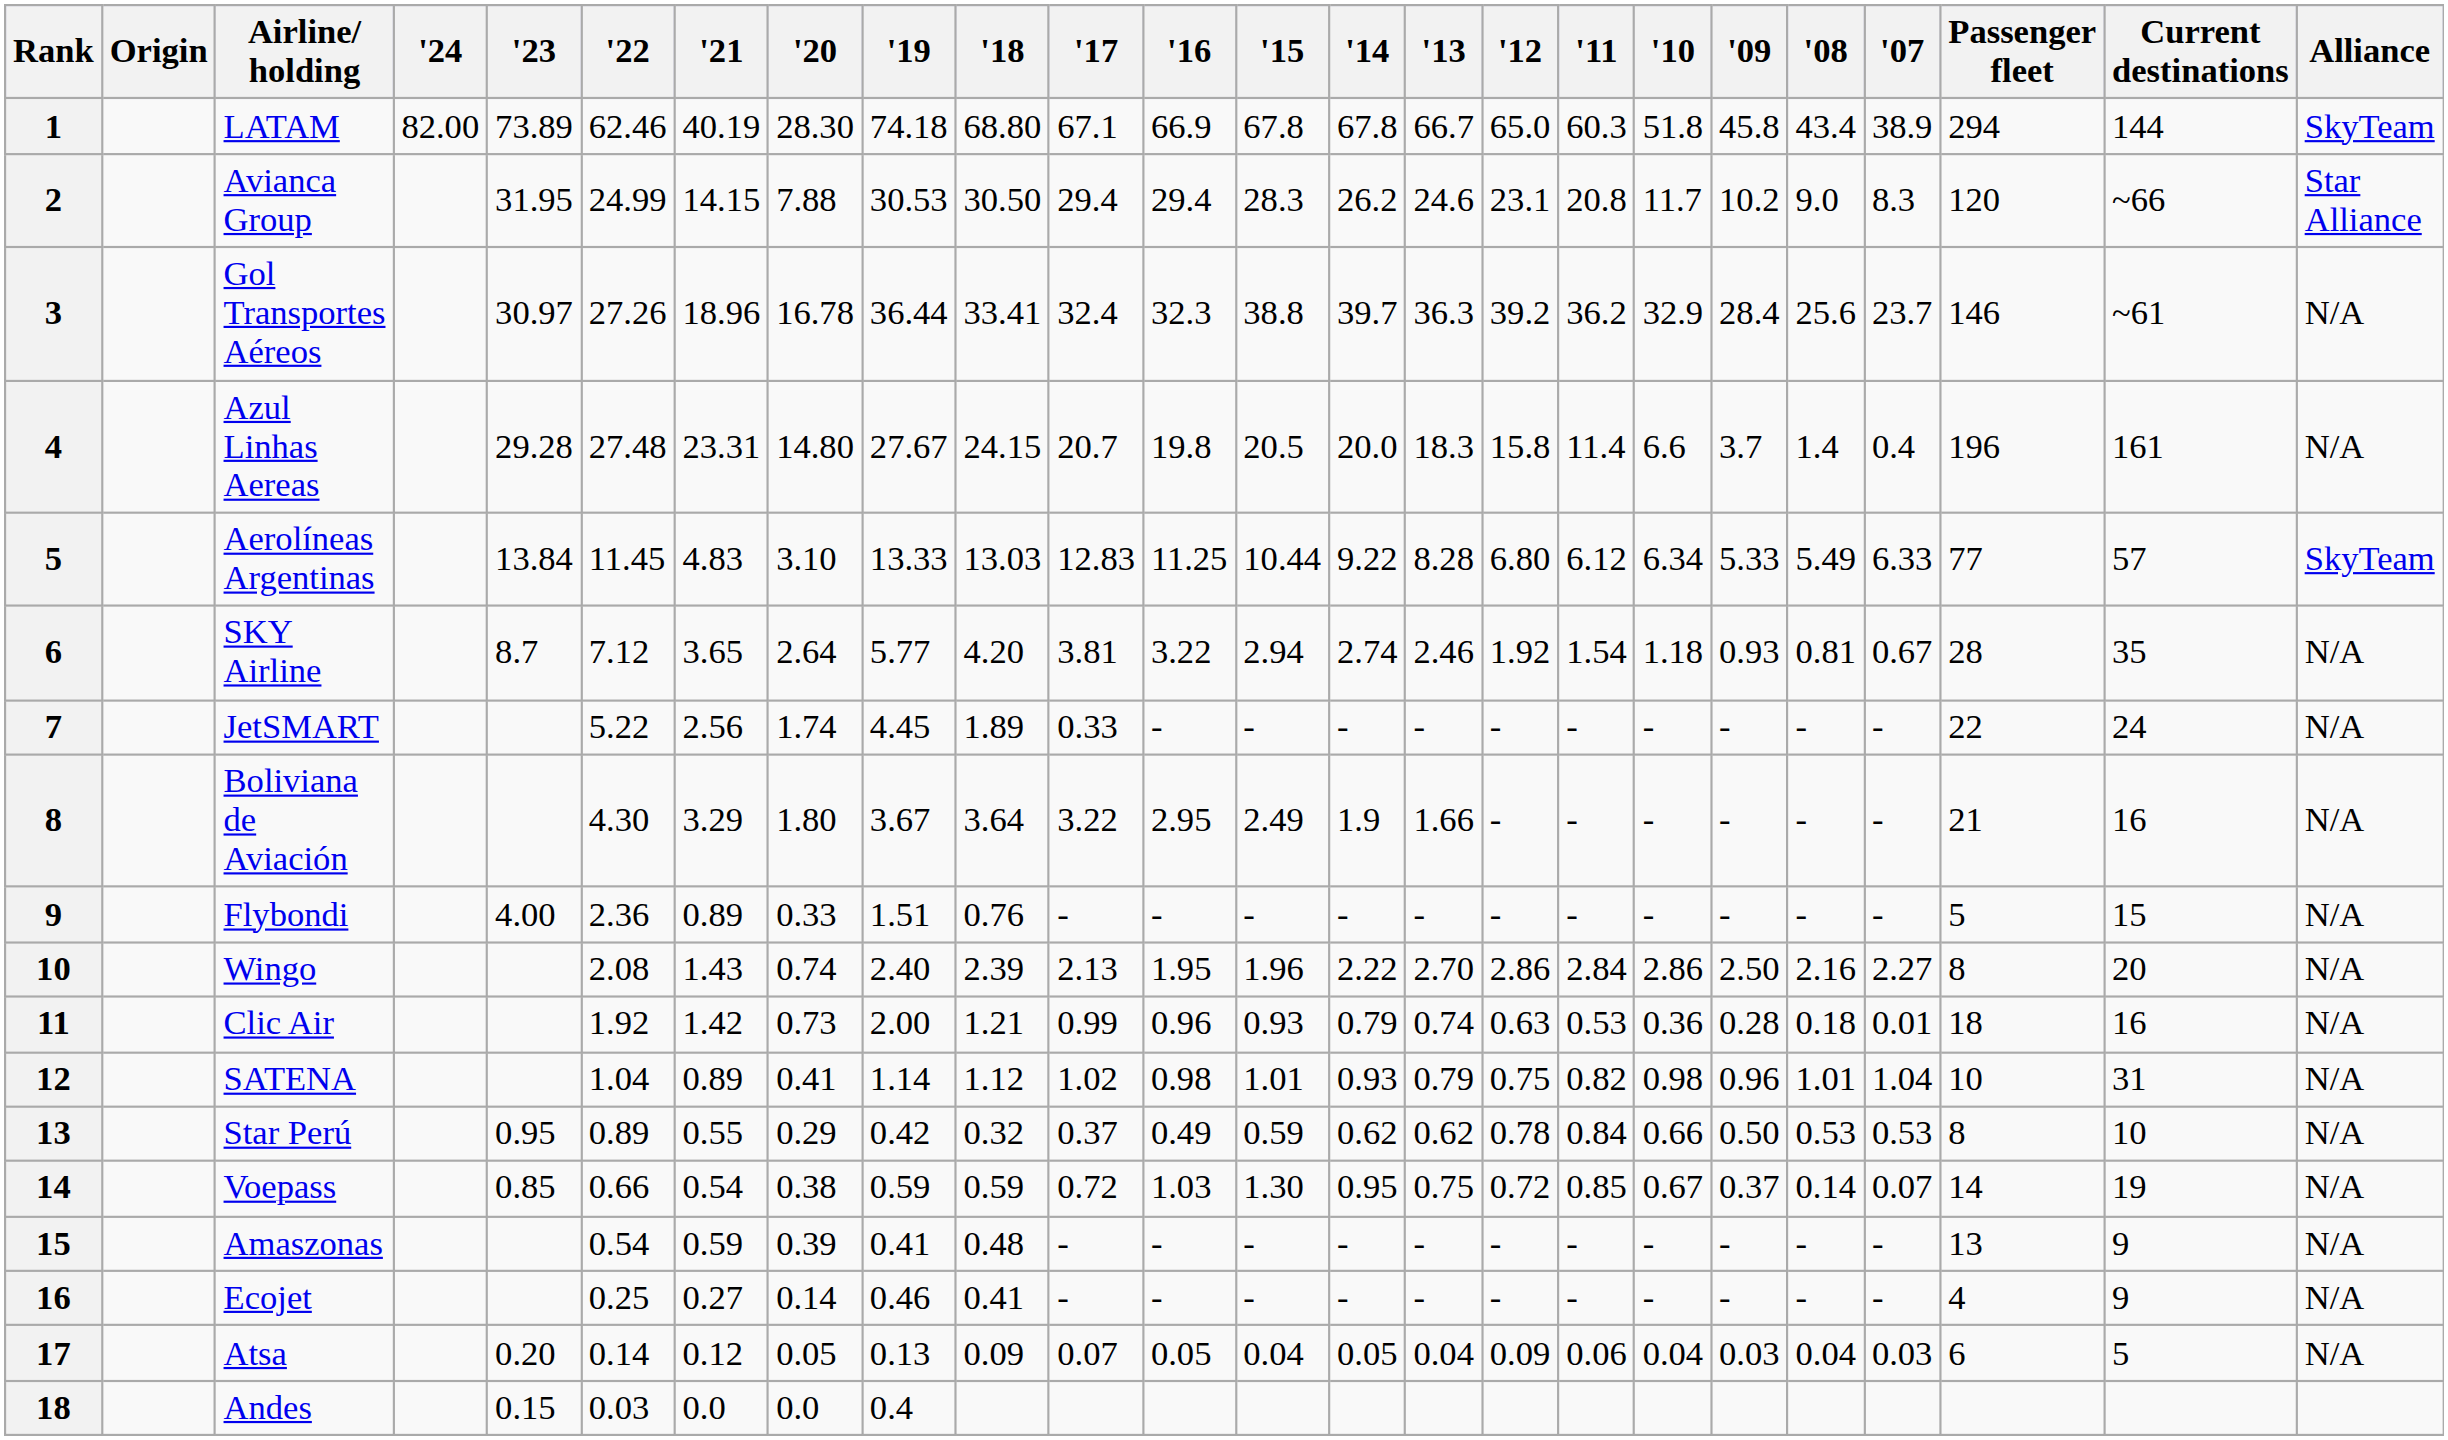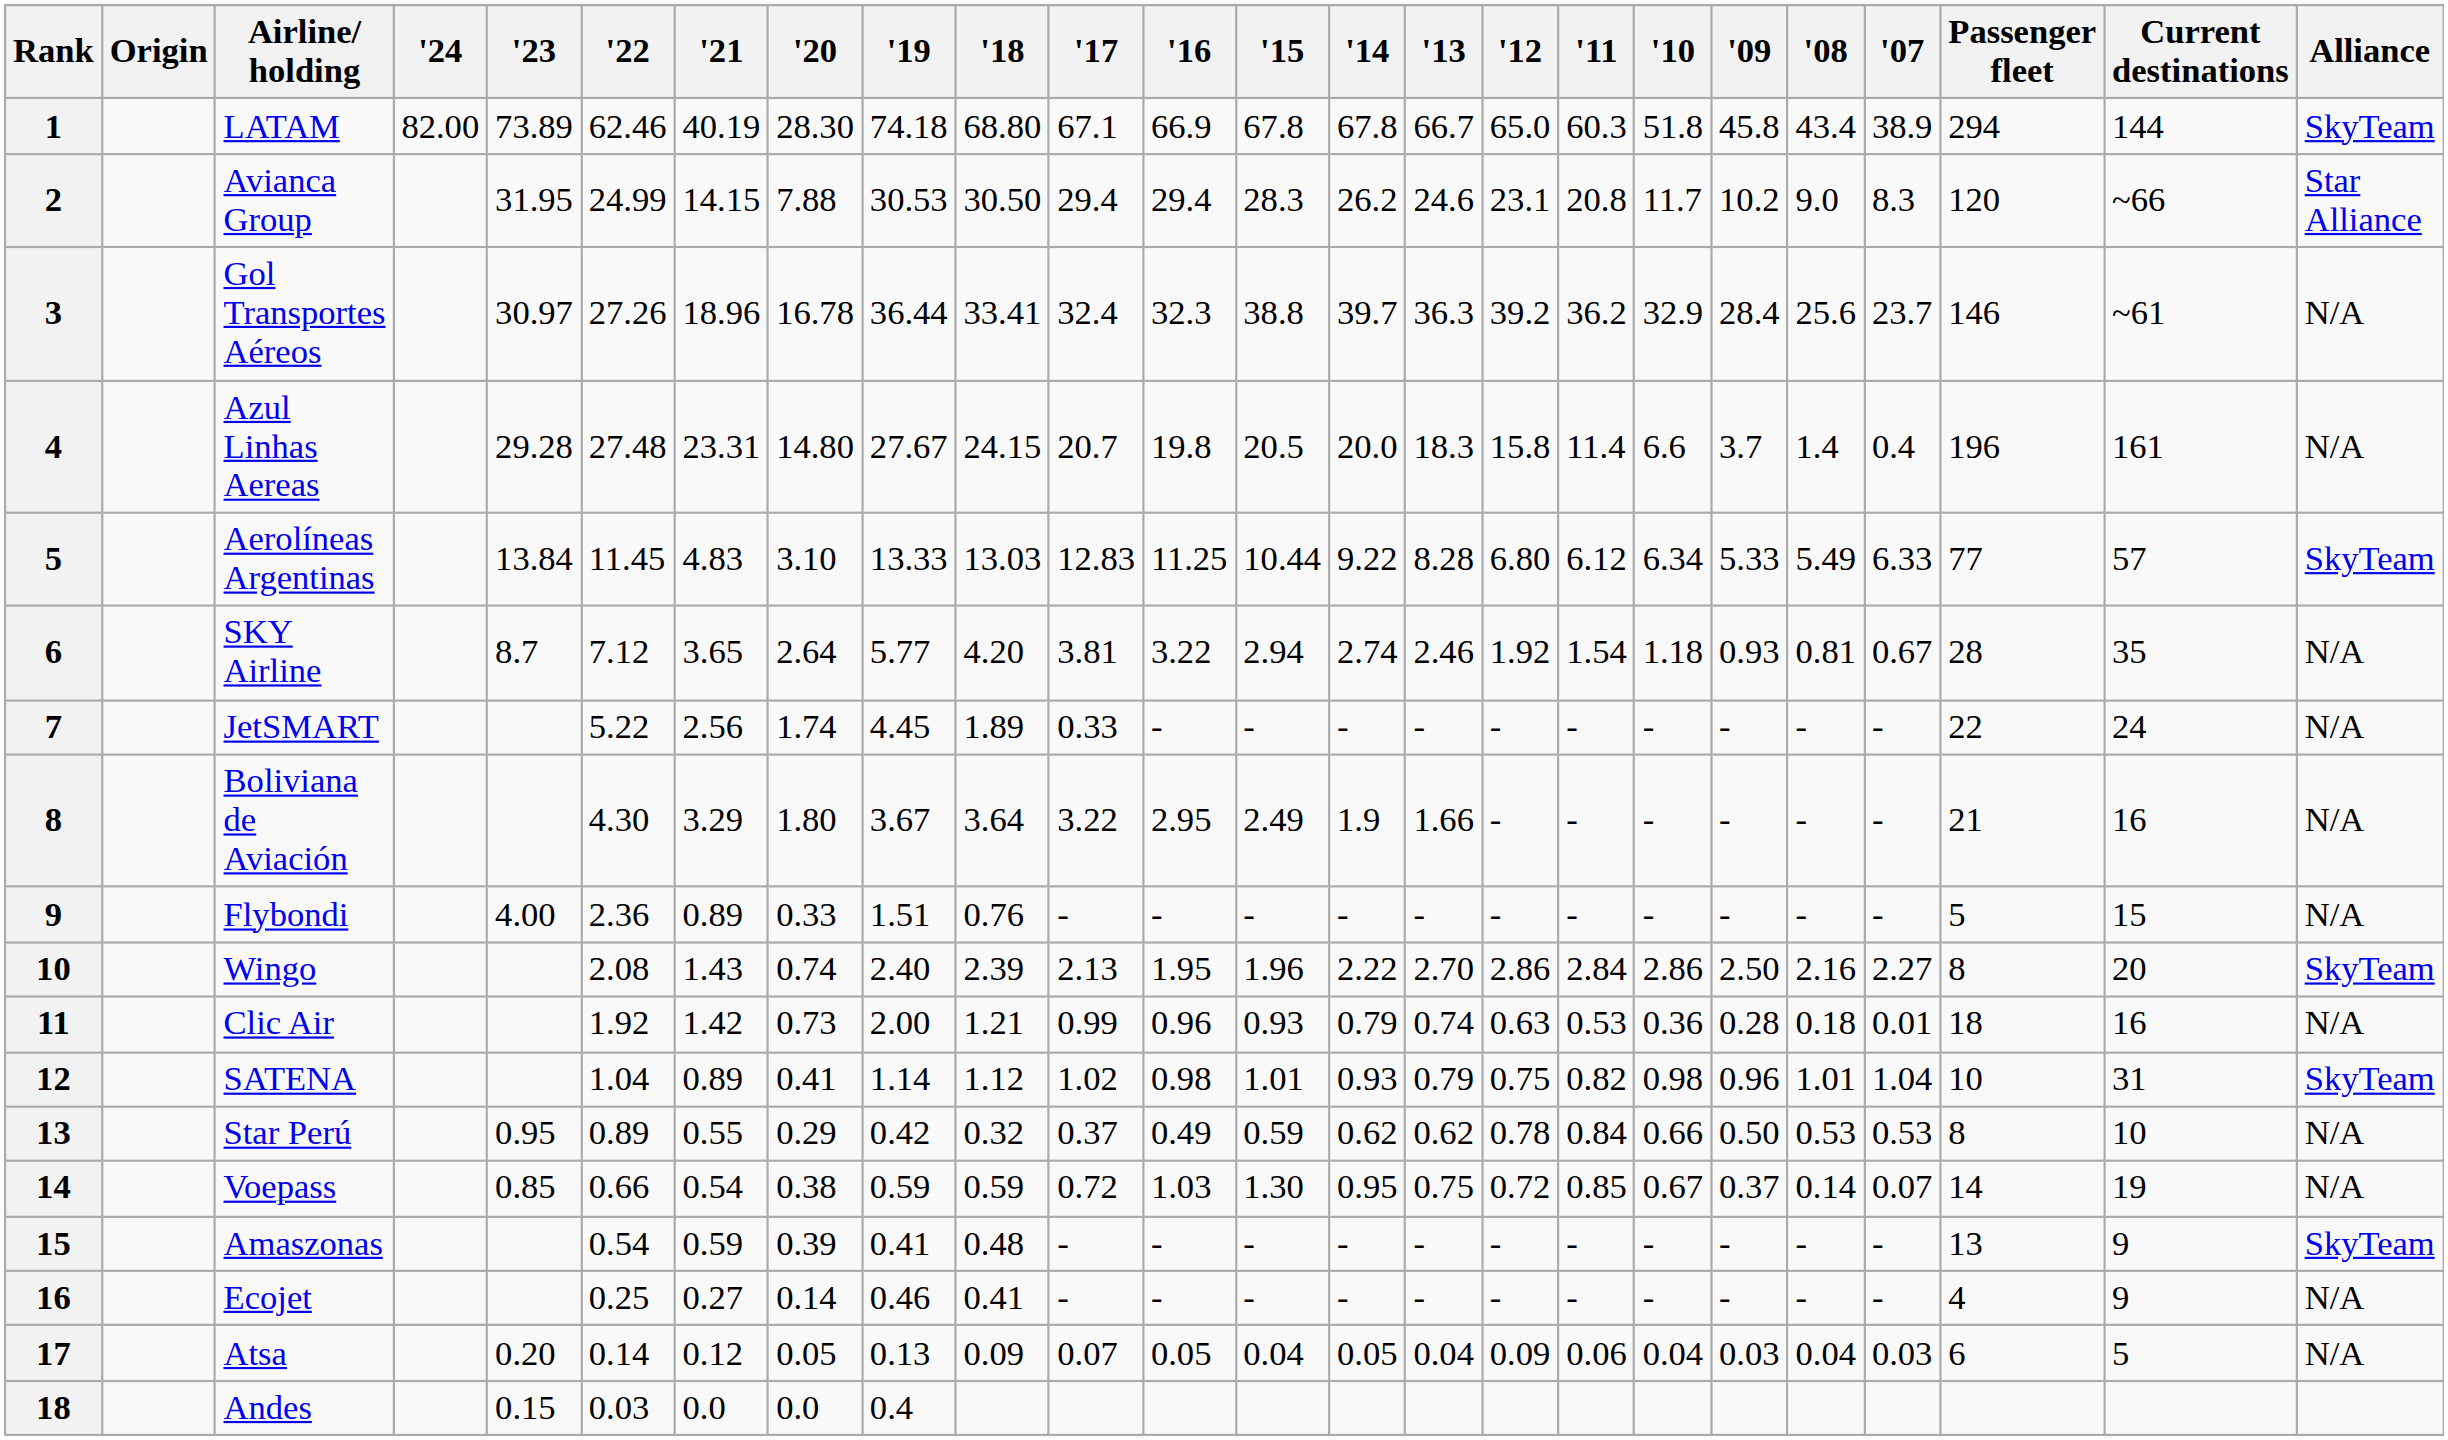(2334, 968) N/A -> (2370, 968) SkyTeam
(2334, 1078) N/A -> (2370, 1078) SkyTeam
(2334, 1242) N/A -> (2370, 1242) SkyTeam
